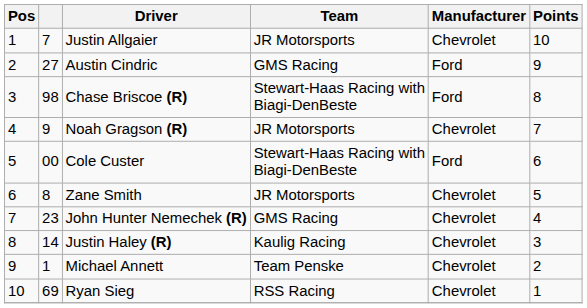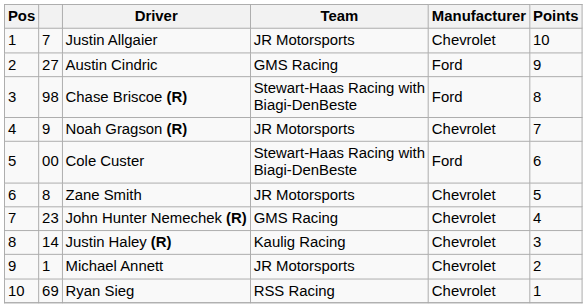(299, 266) Team Penske -> (304, 266) JR Motorsports
